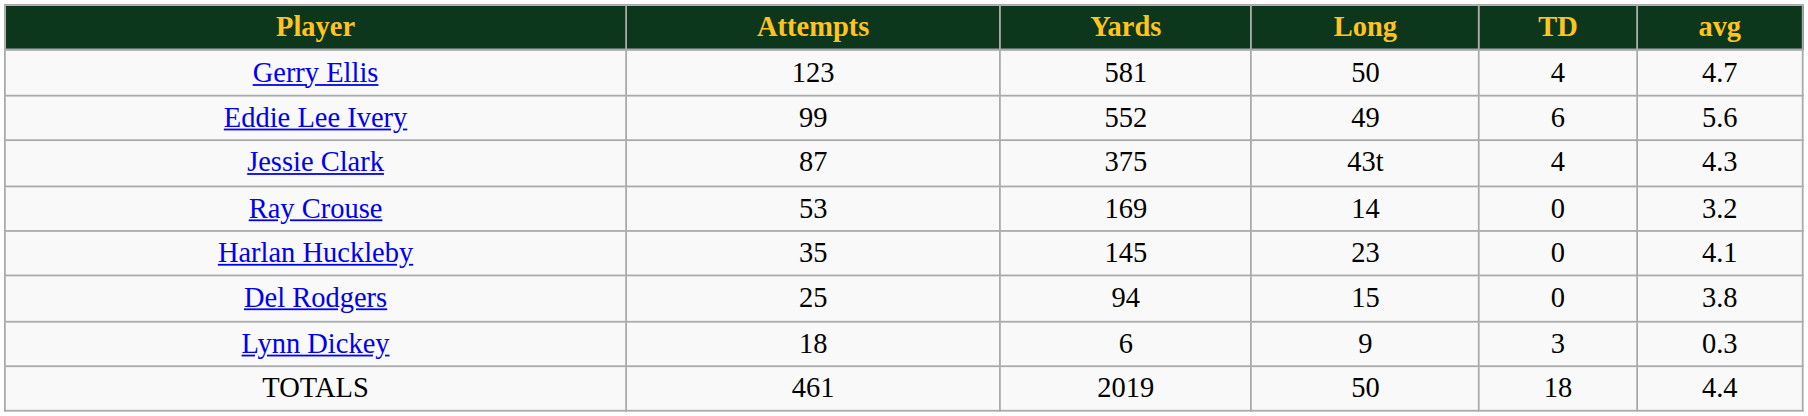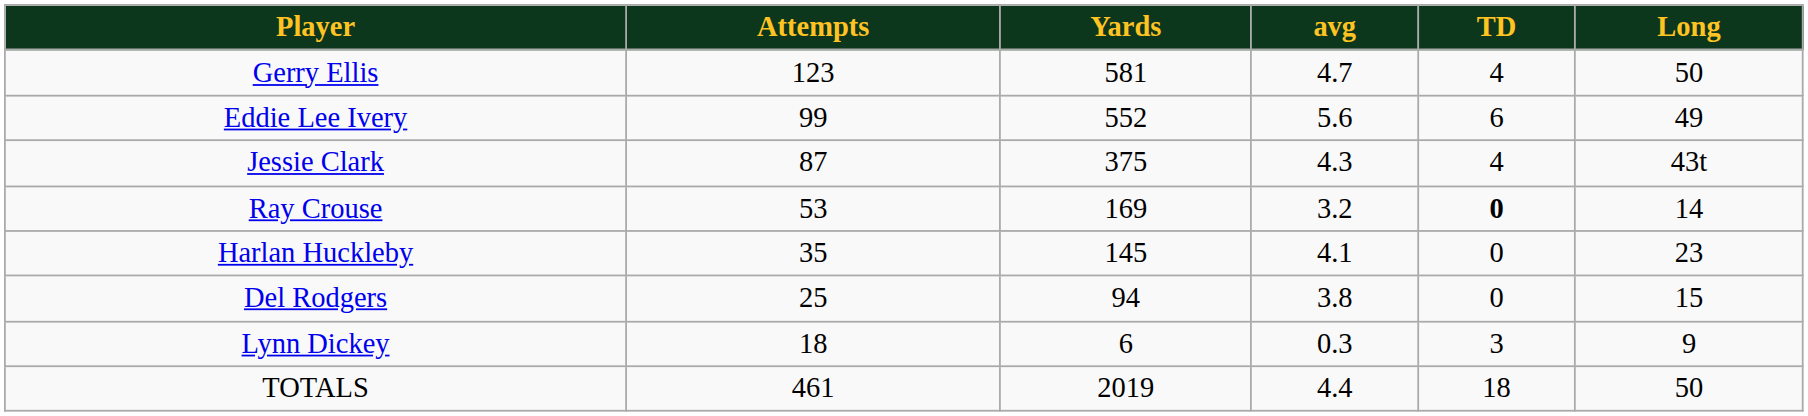columns swapped: (1720, 27) <-> (1365, 27)
(1558, 207) normal -> (1497, 207) bold
